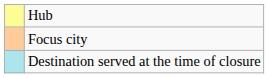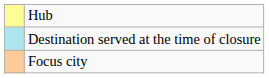rows swapped: (58, 38) <-> (144, 61)
